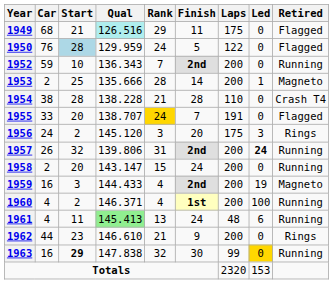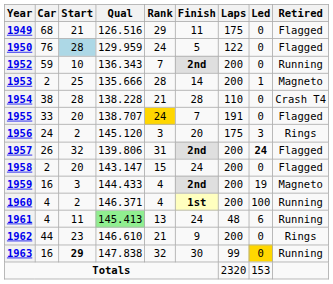(120, 30) paleturquoise background -> (120, 30) no background
(301, 150) Running -> (301, 150) Flagged
(301, 167) Running -> (301, 167) Flagged
